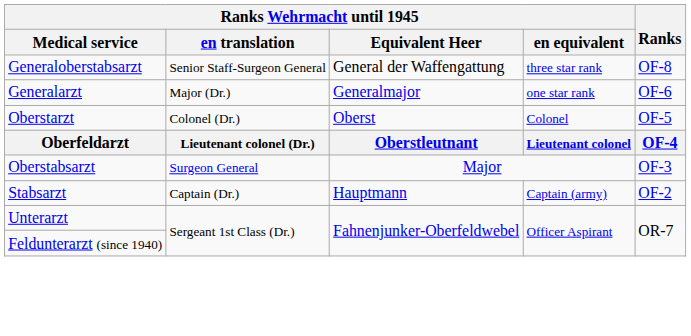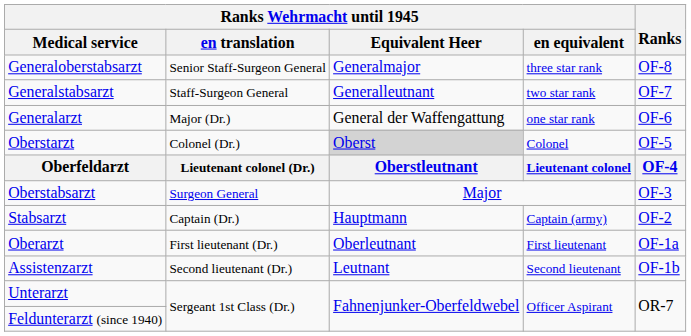(419, 67) General der Waffengattung -> (377, 67) Generalmajor
+ row: (61, 92)
(377, 92) Generalmajor -> (419, 117) General der Waffengattung
(354, 117) no background -> (354, 142) lightgrey background
+ row: (36, 243)
+ row: (50, 268)
